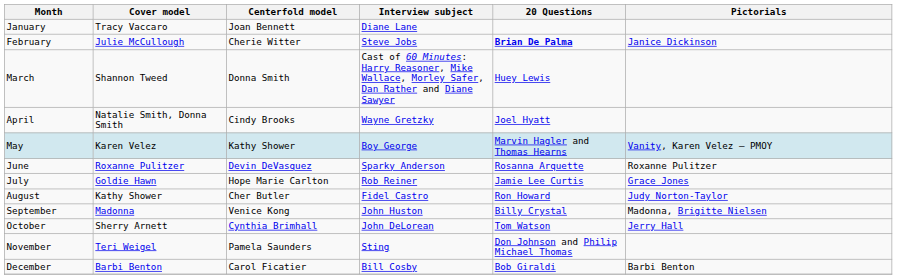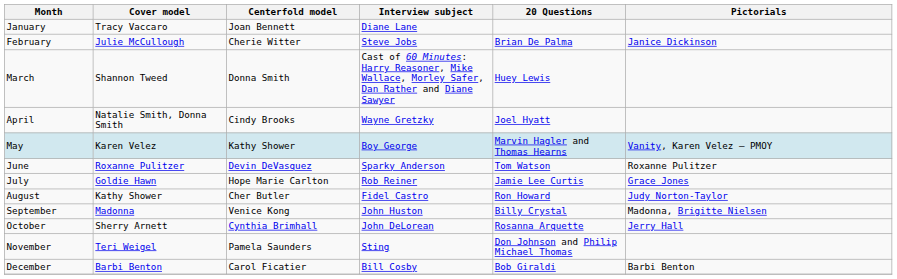(534, 42) bold -> (534, 42) normal
(539, 166) Rosanna Arquette -> (522, 166) Tom Watson
(522, 226) Tom Watson -> (539, 226) Rosanna Arquette
